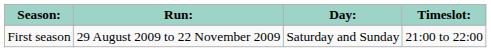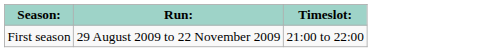- column: (343, 15)
